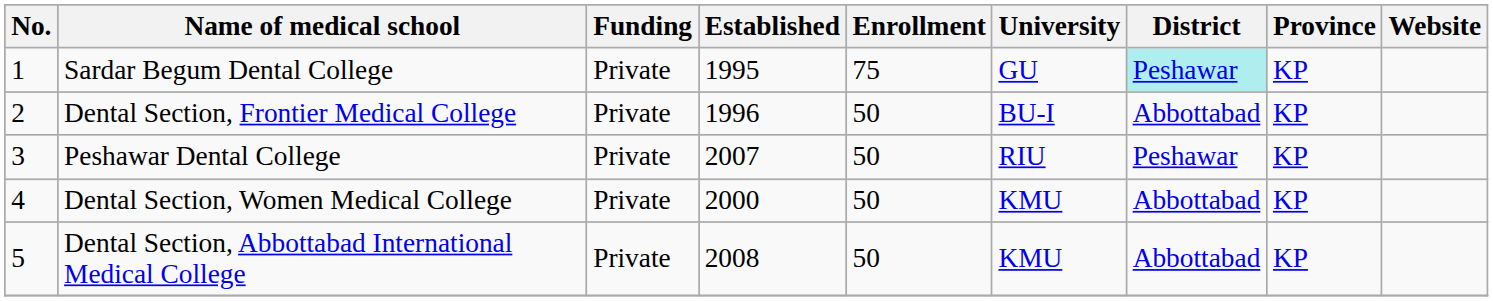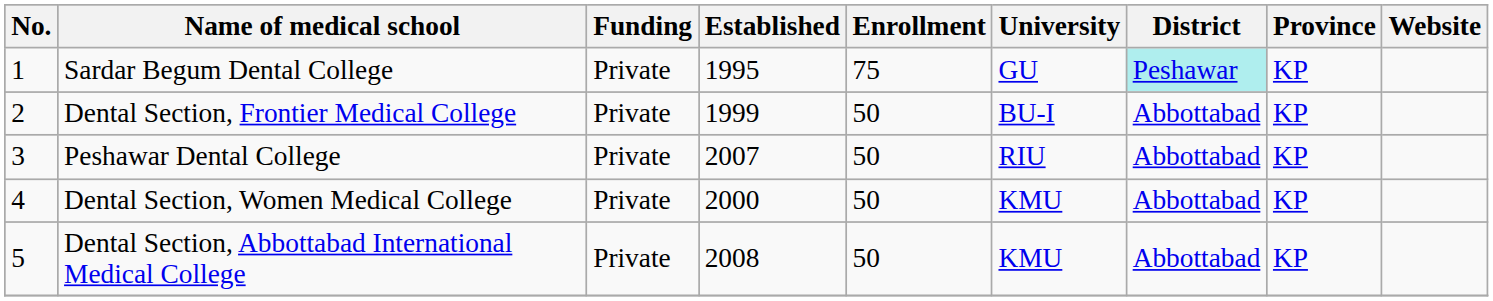(732, 112) 1996 -> (732, 112) 1999
(1185, 156) Peshawar -> (1197, 156) Abbottabad
